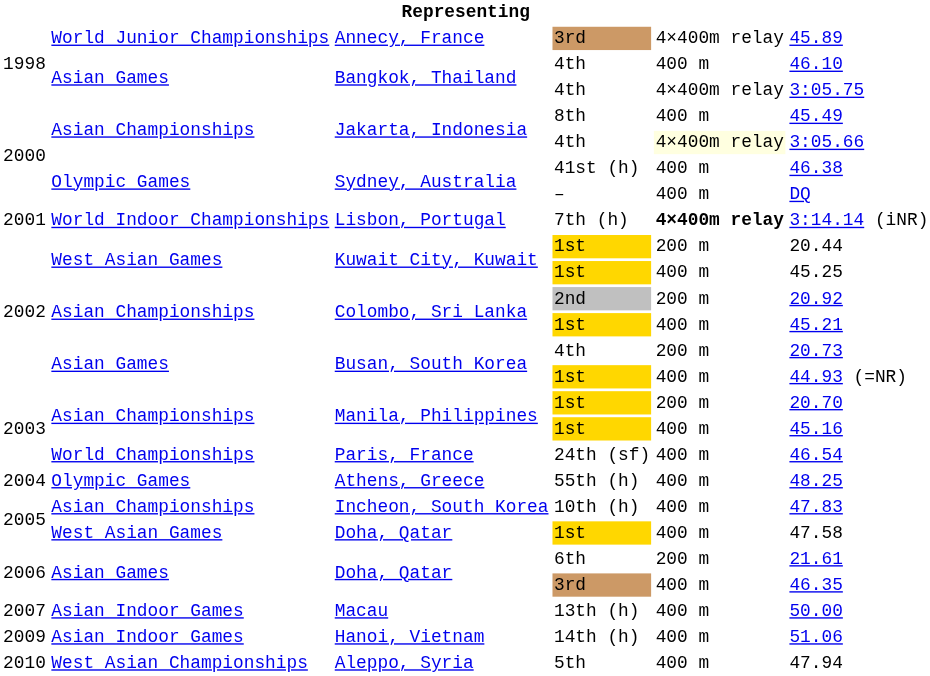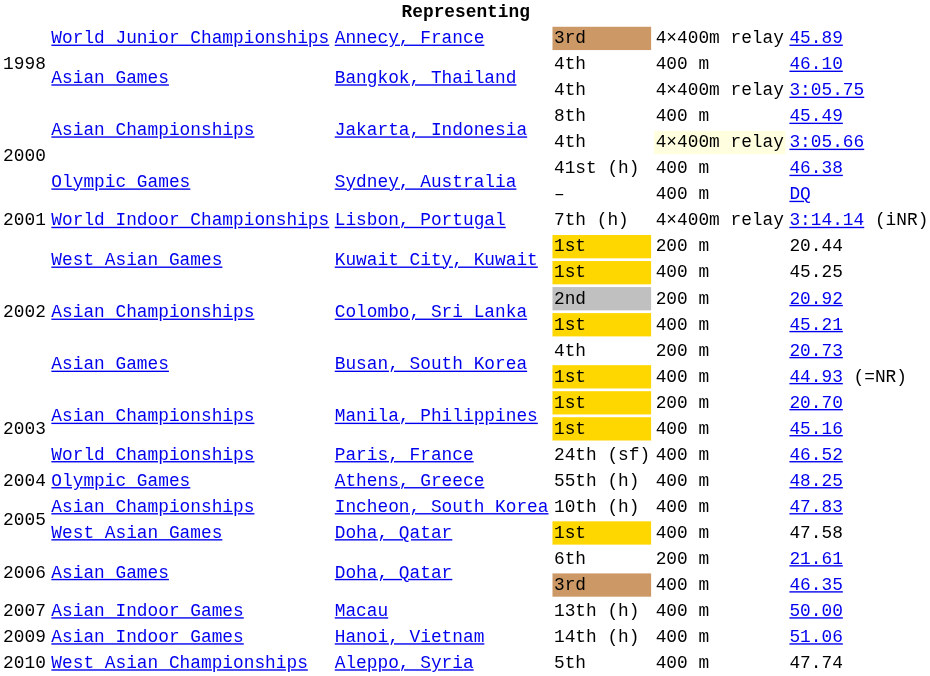(720, 221) bold -> (720, 221) normal
(816, 455) 46.54 -> (816, 455) 46.52
(816, 663) 47.94 -> (816, 663) 47.74
